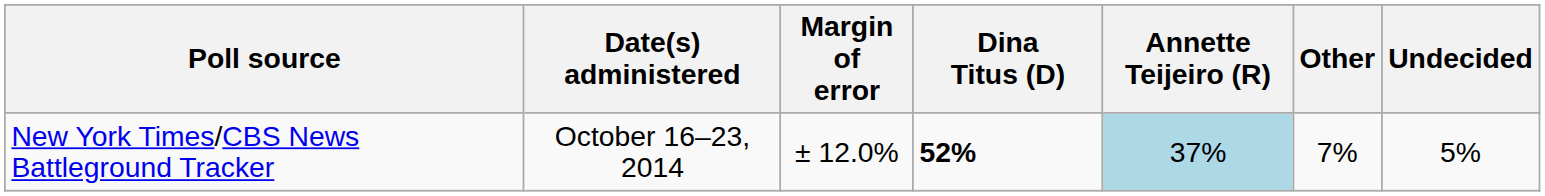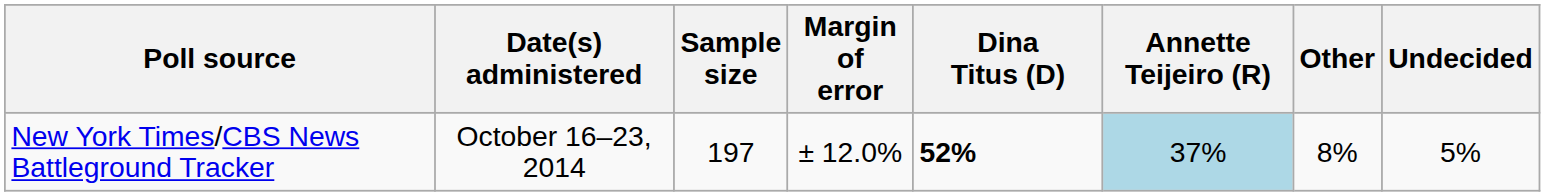+ column: (731, 58)
(1337, 151) 7% -> (1337, 151) 8%
